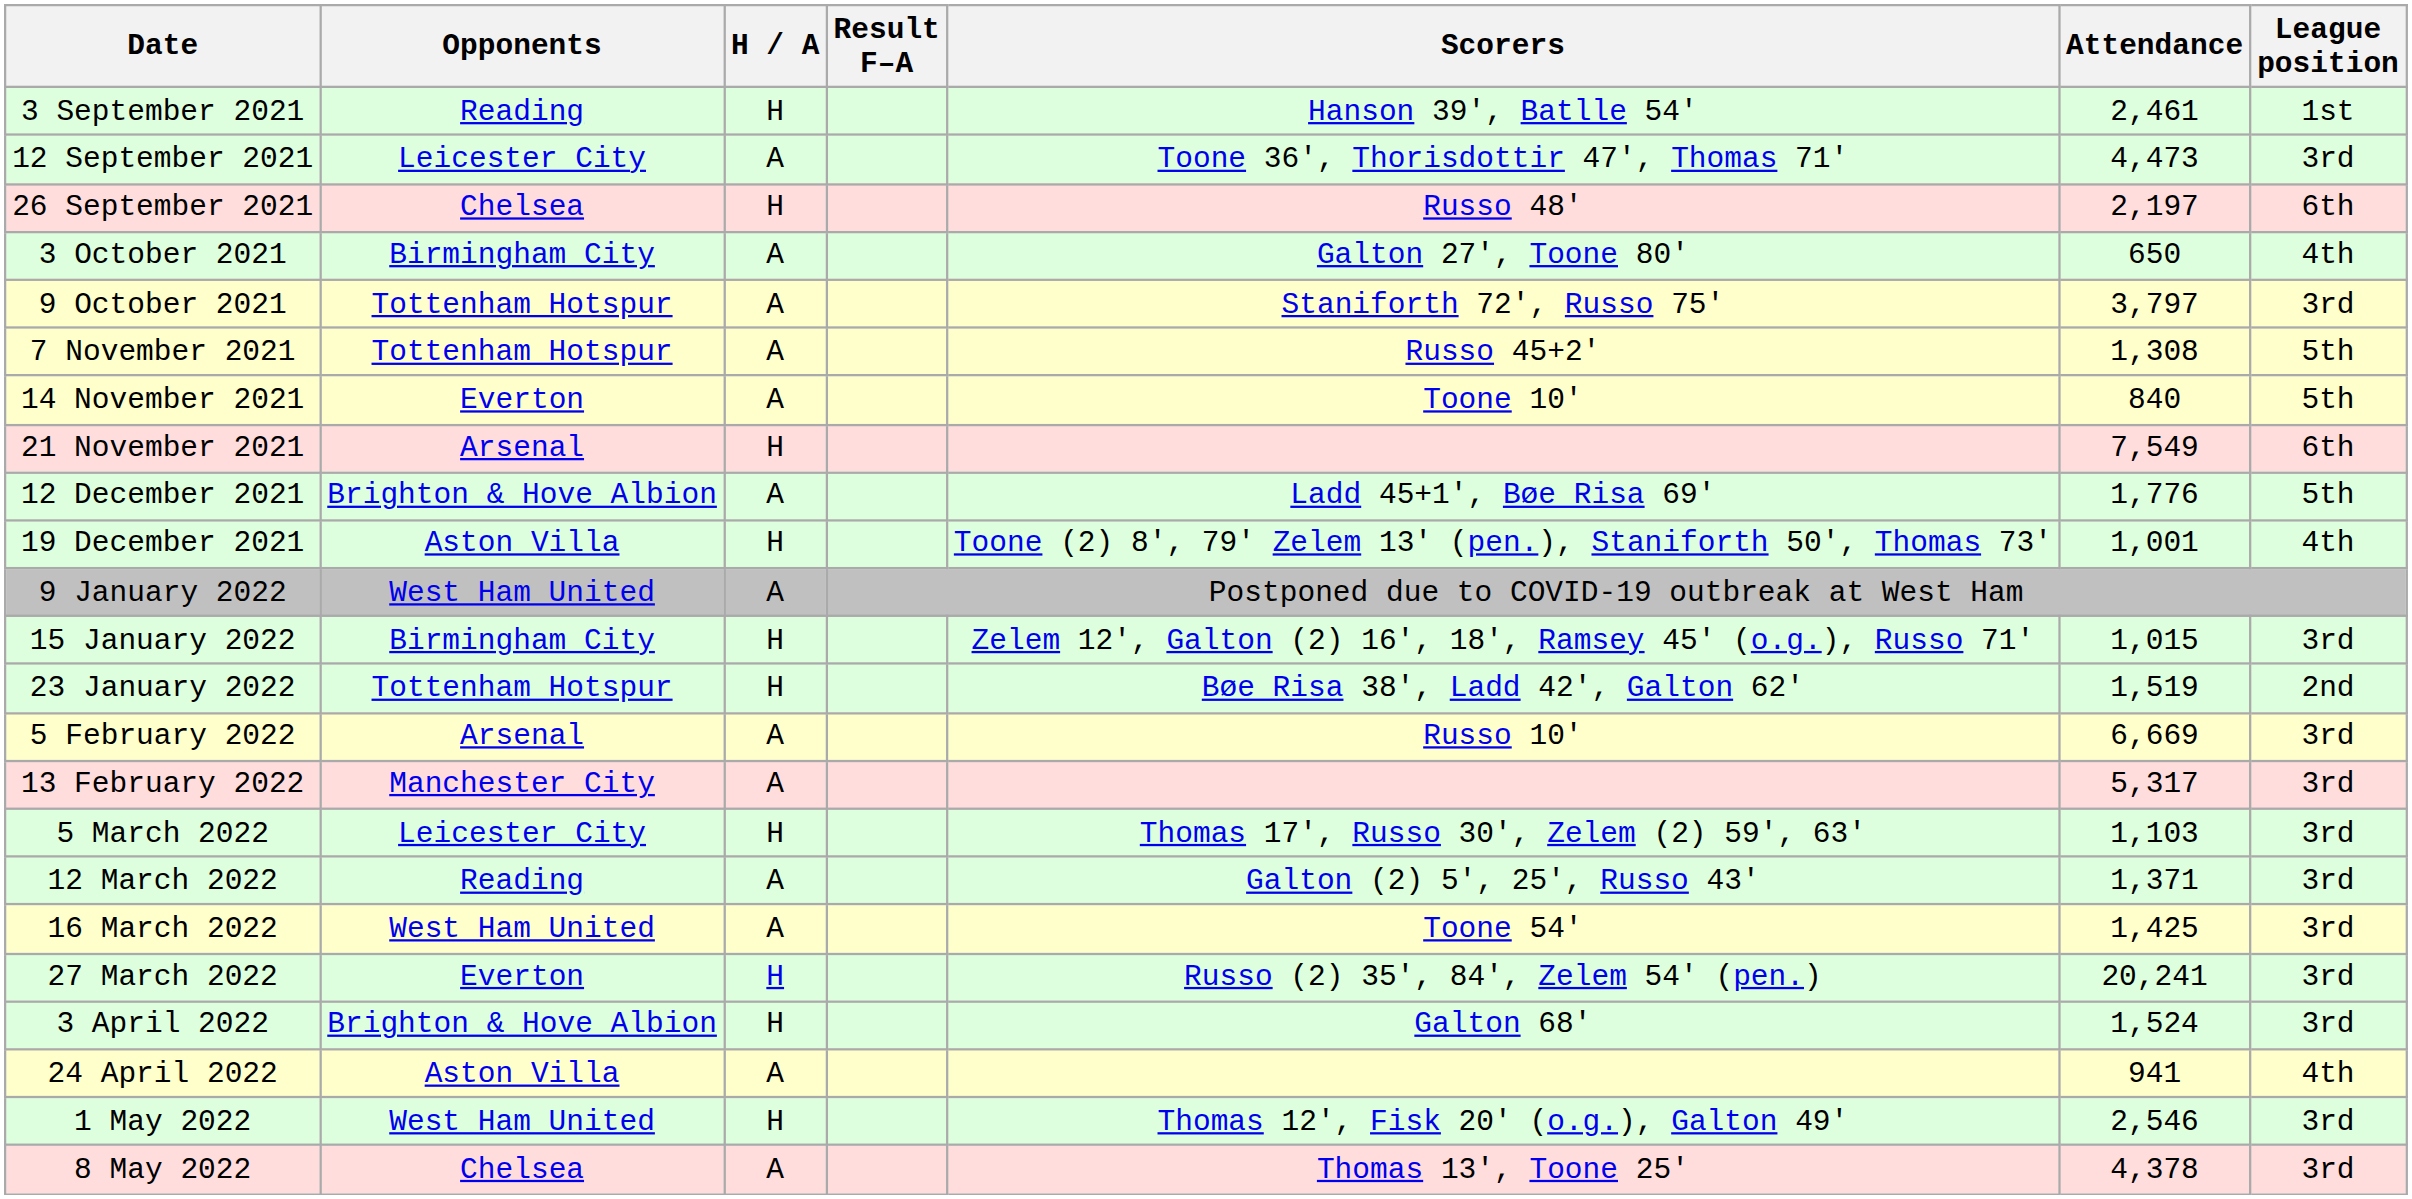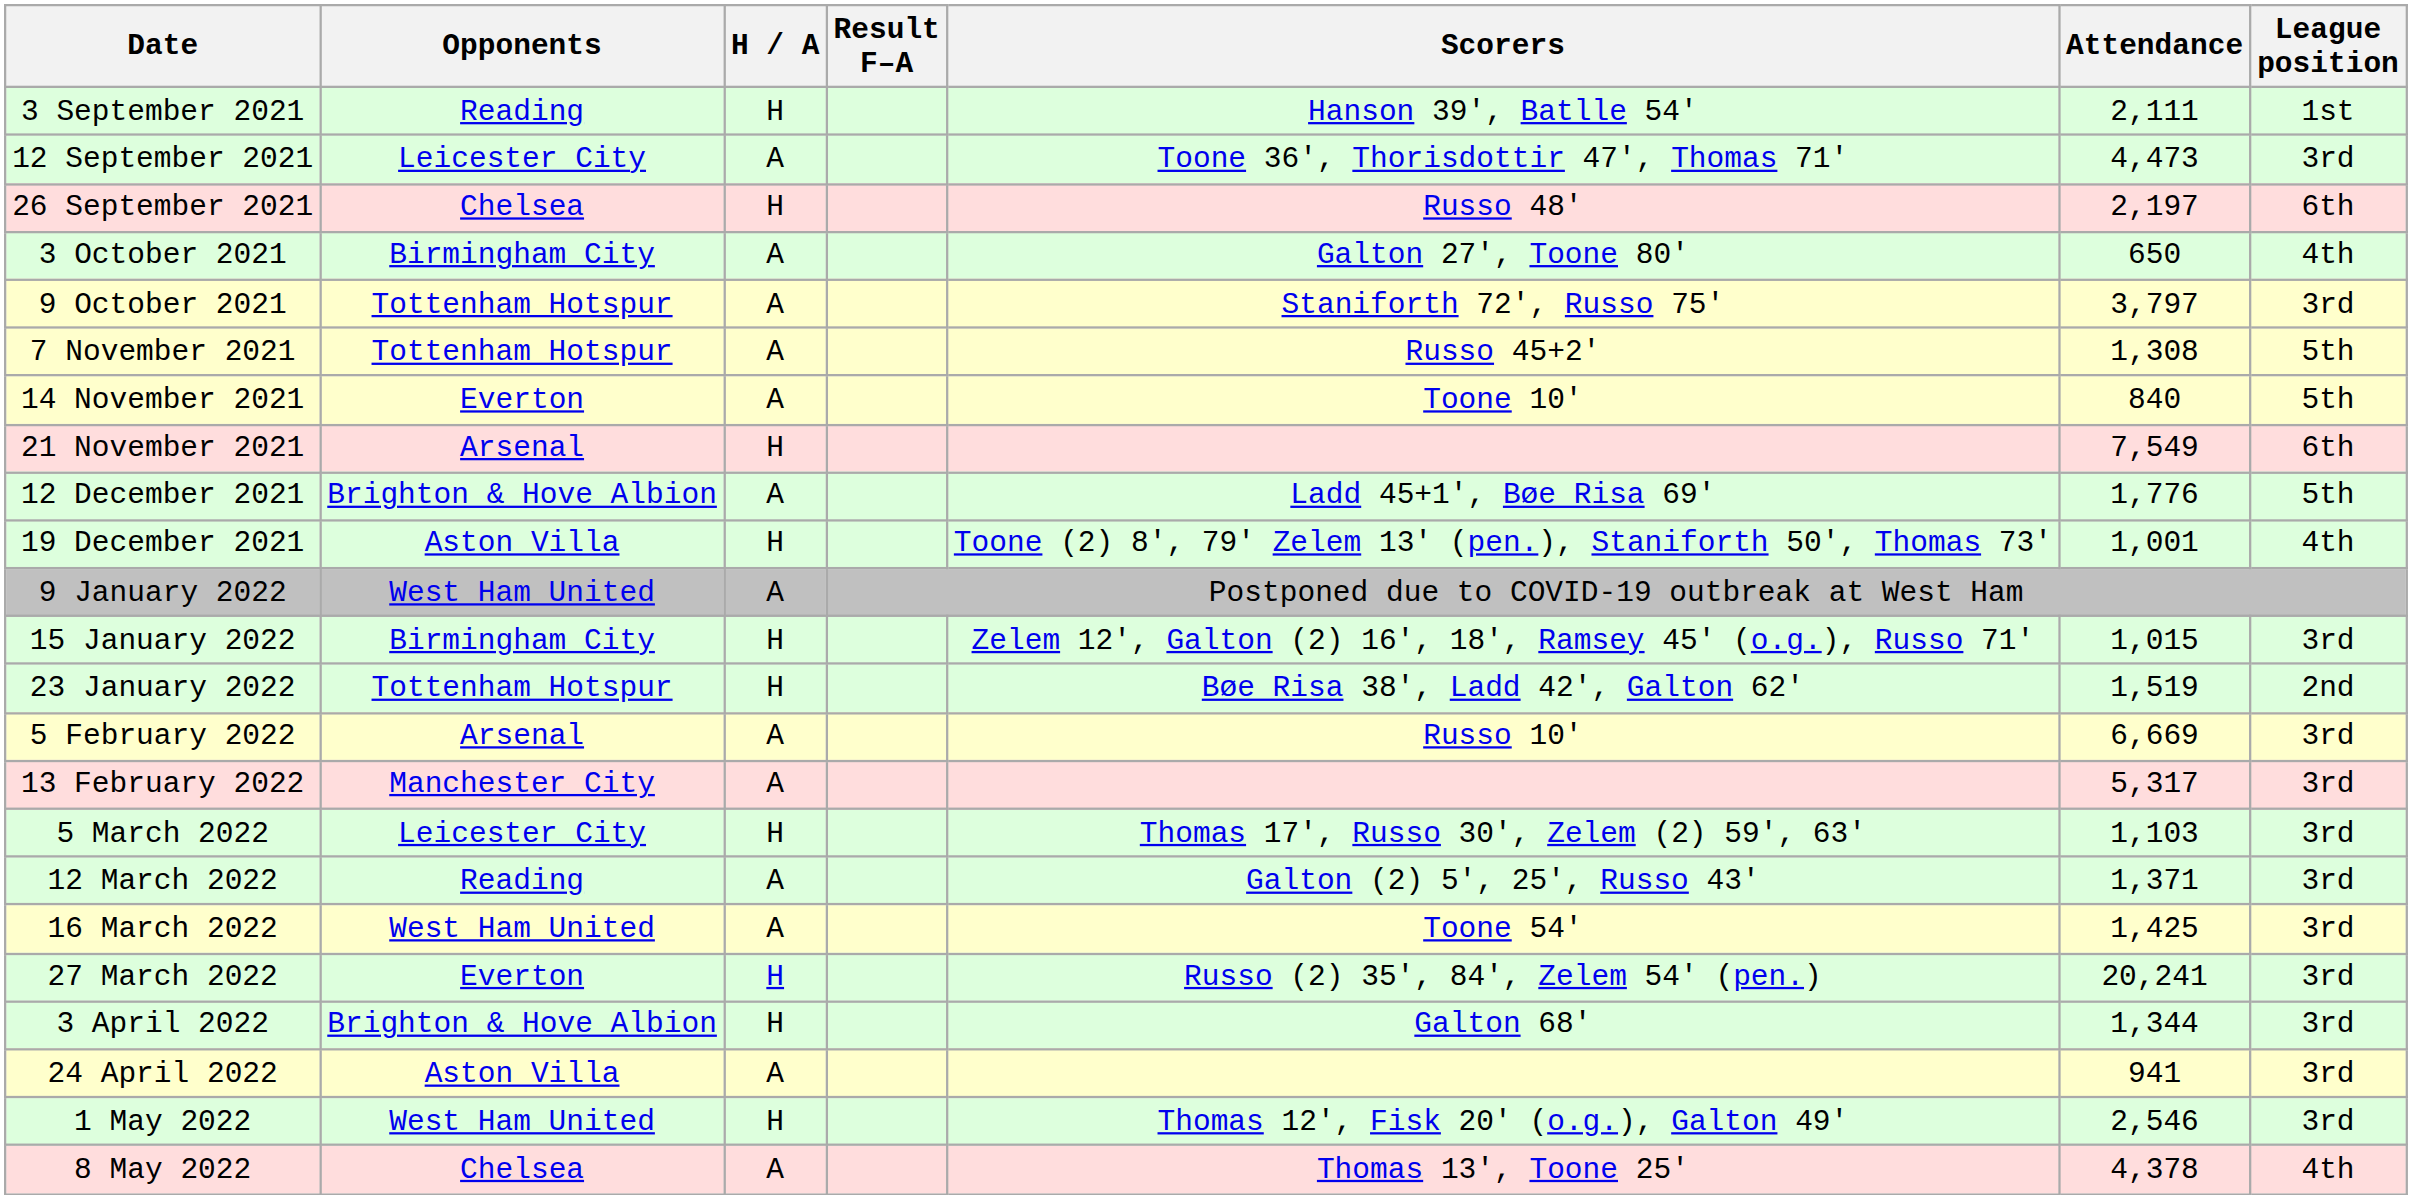(2155, 111) 2,461 -> (2155, 111) 2,111
(2155, 1025) 1,524 -> (2155, 1025) 1,344
(2328, 1073) 4th -> (2328, 1073) 3rd
(2328, 1169) 3rd -> (2328, 1169) 4th
